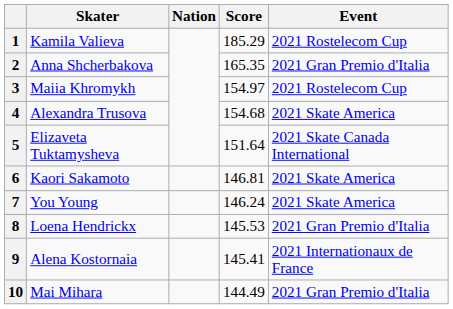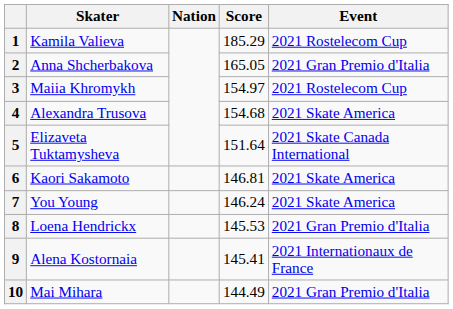(244, 64) 165.35 -> (244, 64) 165.05
